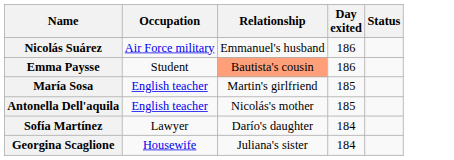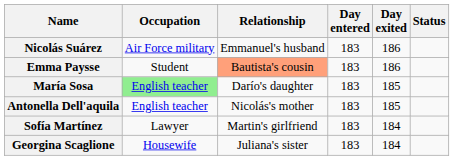+ column: (350, 21)
(170, 86) no background -> (170, 86) lightgreen background
(272, 86) Martin's girlfriend -> (272, 86) Darío's daughter
(272, 125) Darío's daughter -> (272, 125) Martin's girlfriend
